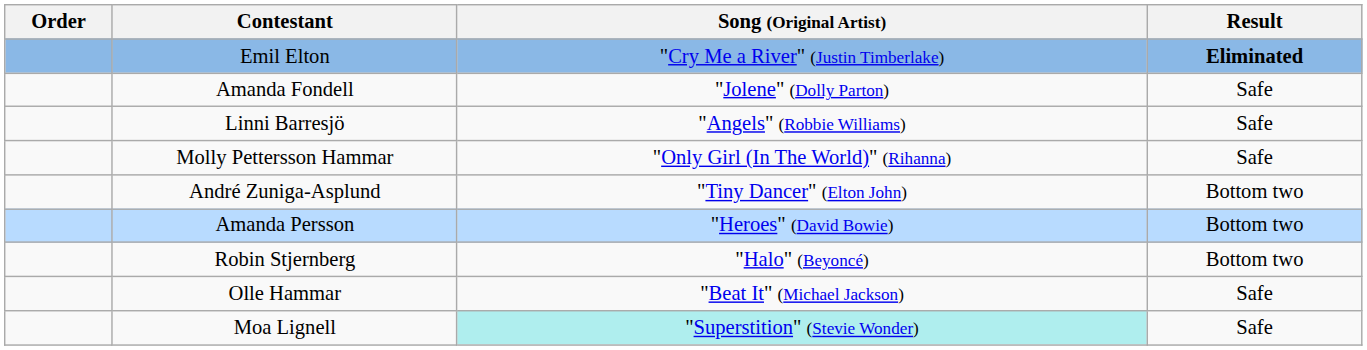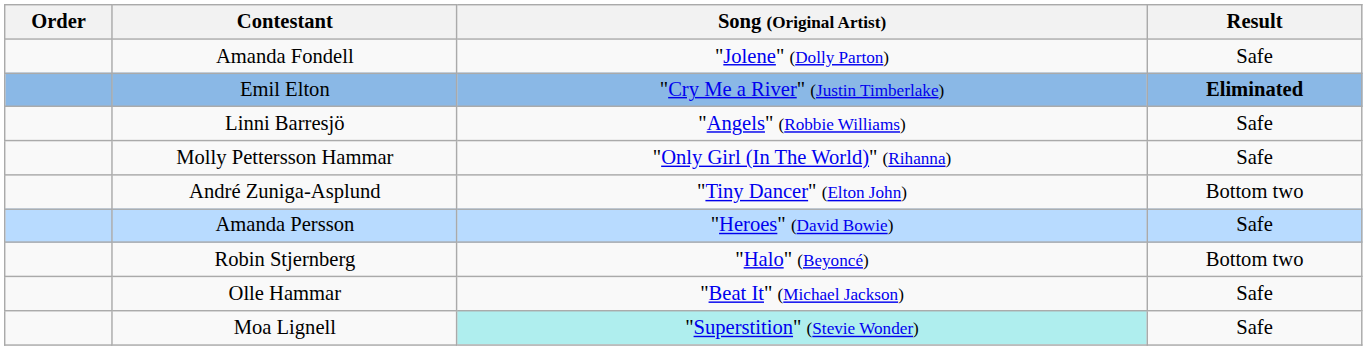rows swapped: (285, 89) <-> (285, 55)
(1255, 225) Bottom two -> (1255, 225) Safe
